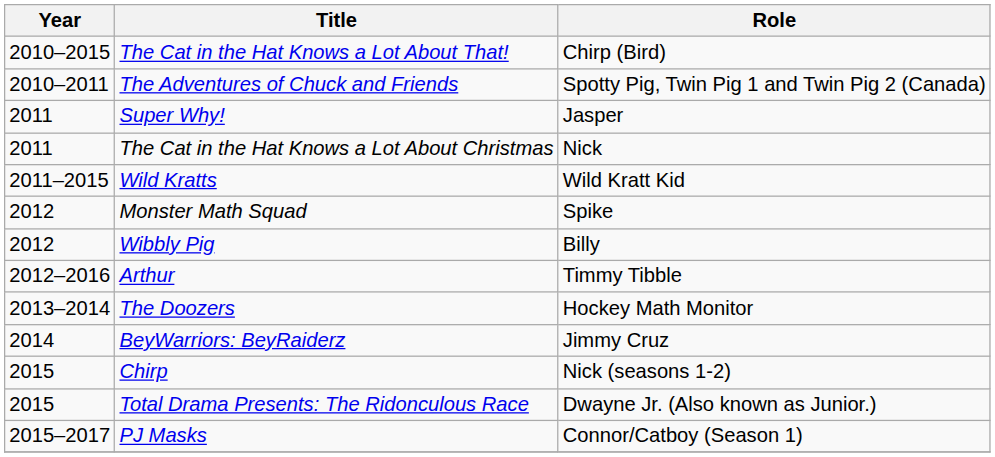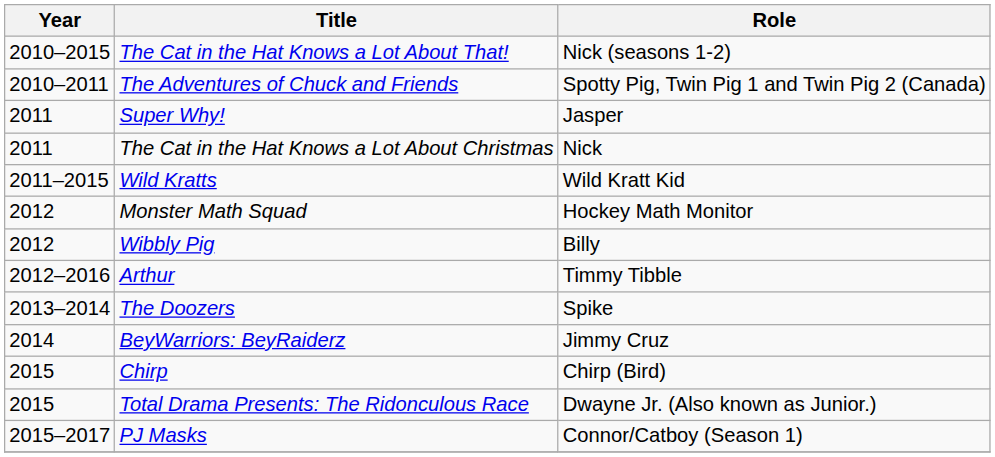(614, 52) Chirp (Bird) -> (647, 52) Nick (seasons 1-2)
(588, 212) Spike -> (658, 212) Hockey Math Monitor
(658, 308) Hockey Math Monitor -> (588, 308) Spike
(647, 372) Nick (seasons 1-2) -> (614, 372) Chirp (Bird)
